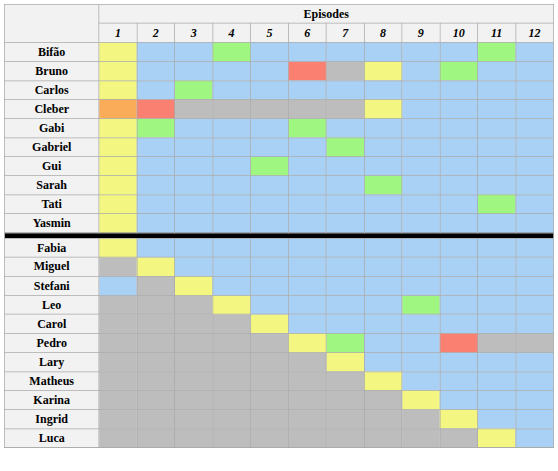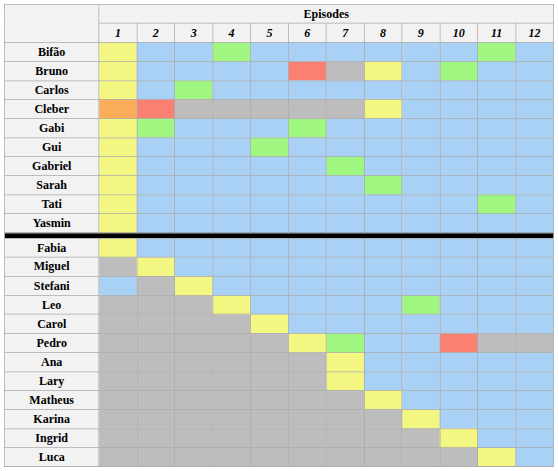rows swapped: (52, 147) <-> (52, 166)
+ row: (52, 362)
